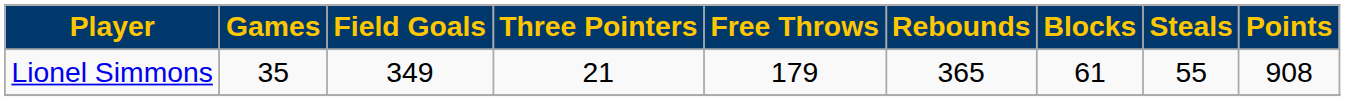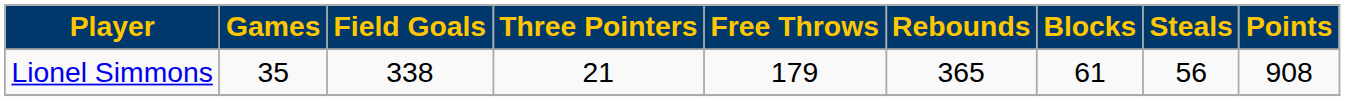(410, 71) 349 -> (410, 71) 338
(1191, 71) 55 -> (1191, 71) 56
